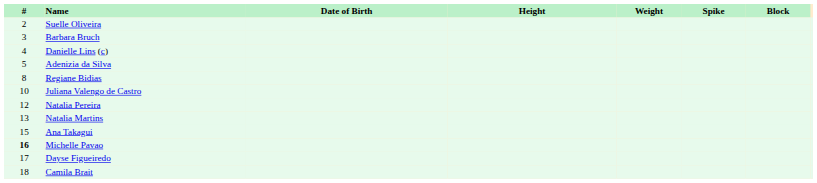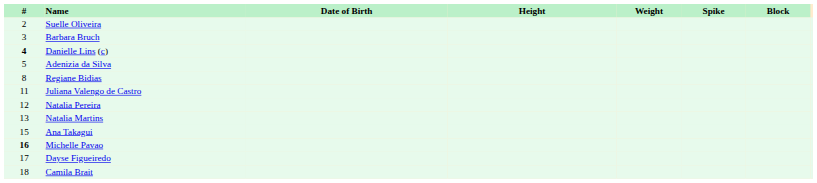(24, 51) normal -> (24, 51) bold
(24, 91) 10 -> (24, 91) 11
